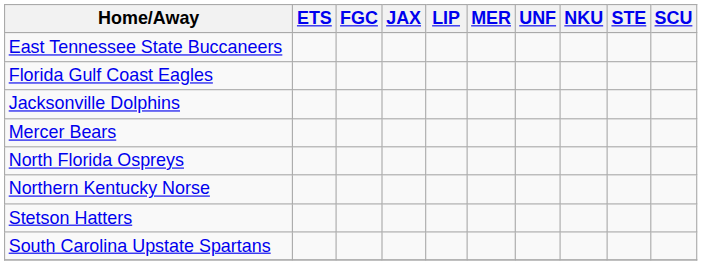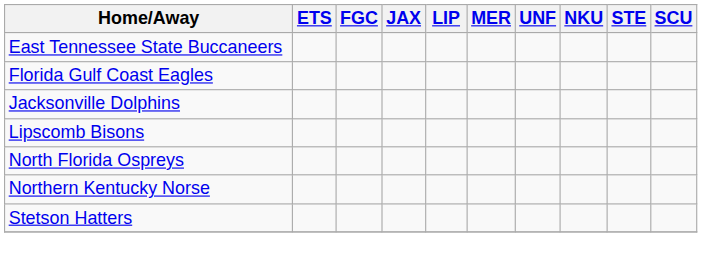+ row: (76, 132)
- row: (62, 132)
- row: (140, 246)
